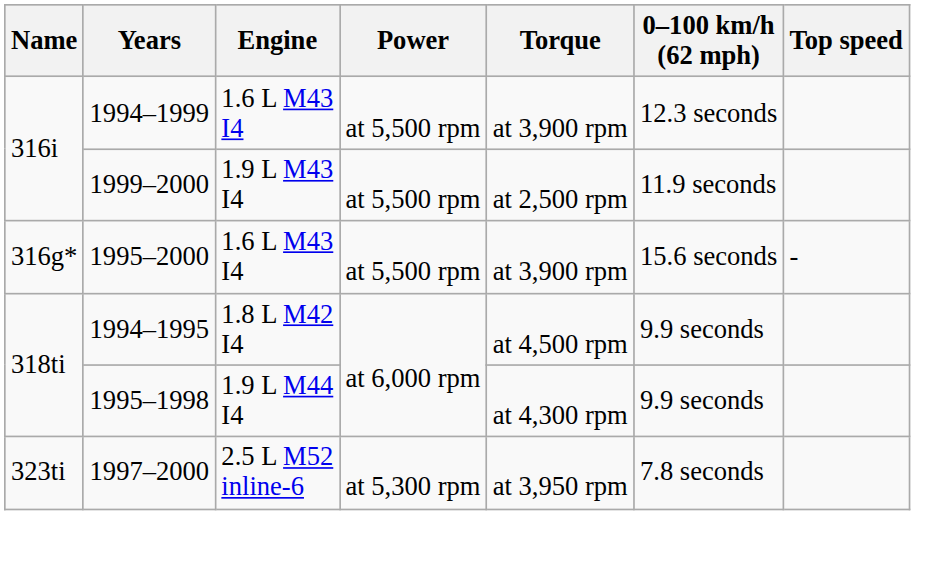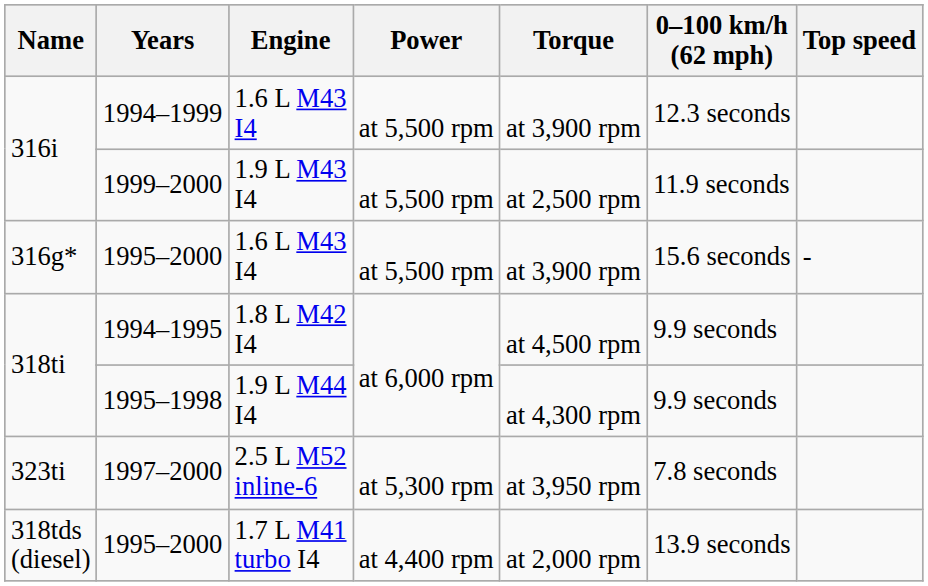+ row: (163, 544)
